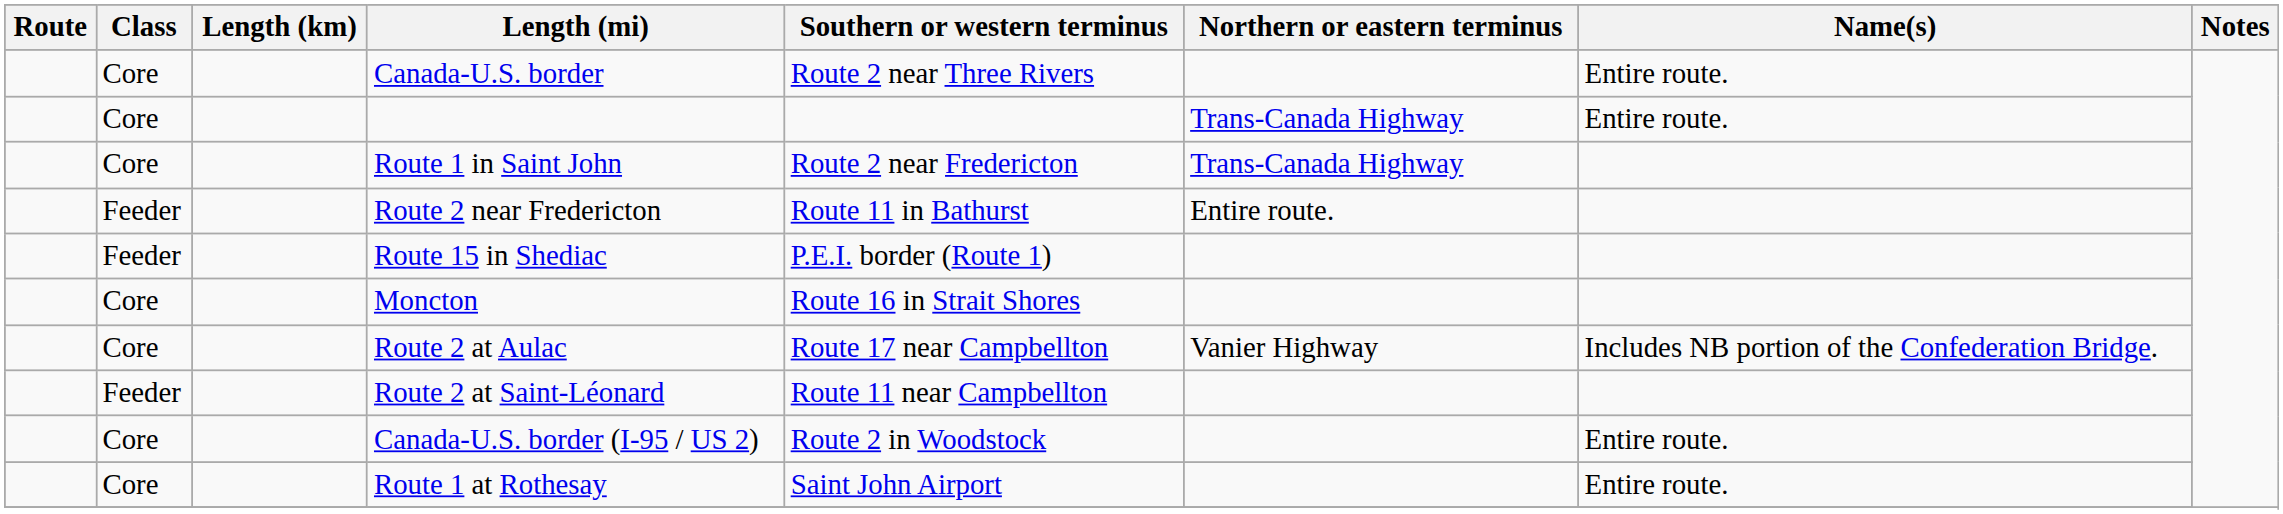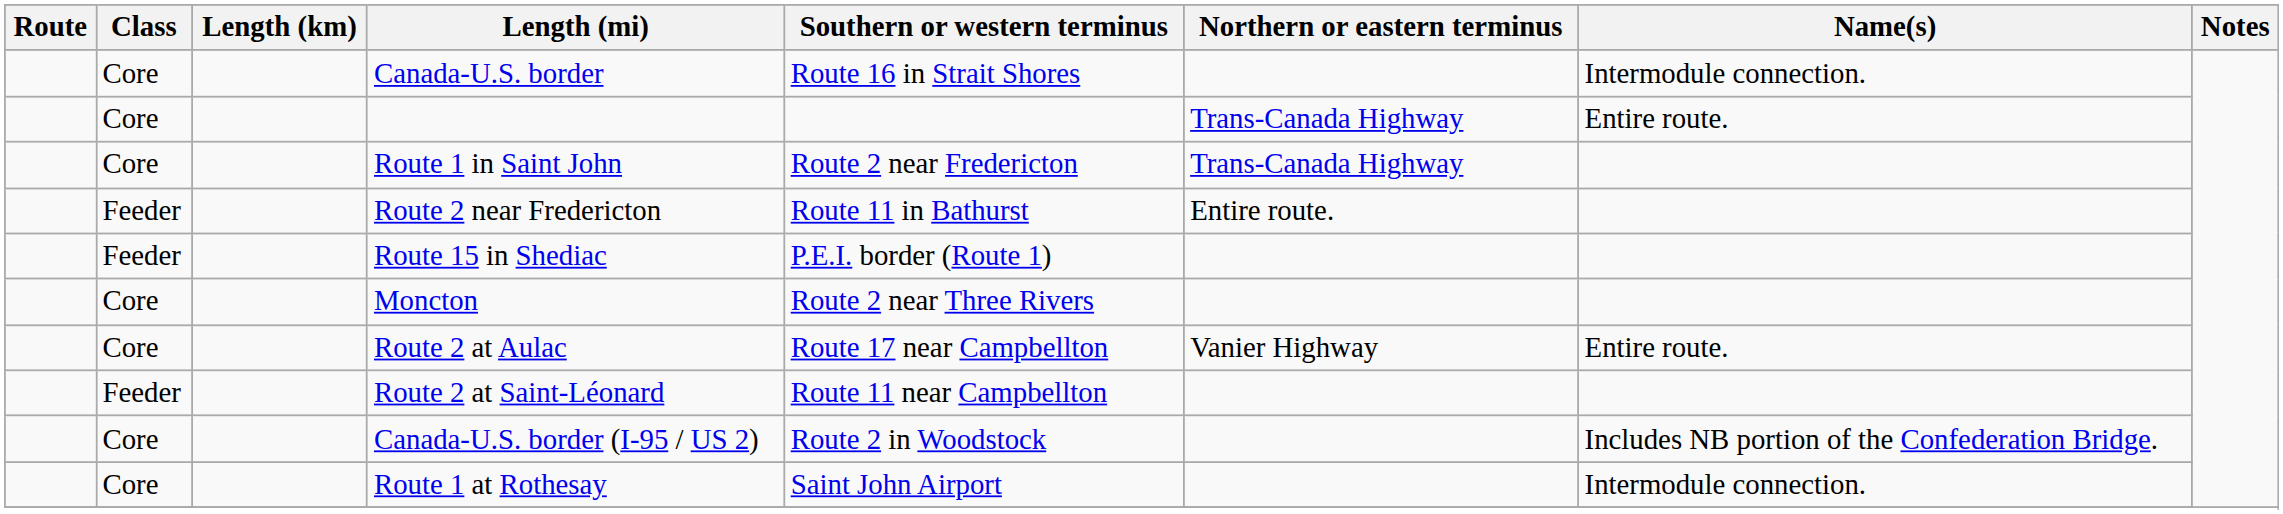(942, 73) Route 2 near Three Rivers -> (935, 73) Route 16 in Strait Shores
(1657, 73) Entire route. -> (1725, 73) Intermodule connection.
(935, 301) Route 16 in Strait Shores -> (942, 301) Route 2 near Three Rivers
(1871, 347) Includes NB portion of the Confederation Bridge. -> (1657, 347) Entire route.
(1657, 438) Entire route. -> (1871, 438) Includes NB portion of the Confederation Bridge.
(1657, 484) Entire route. -> (1725, 484) Intermodule connection.
